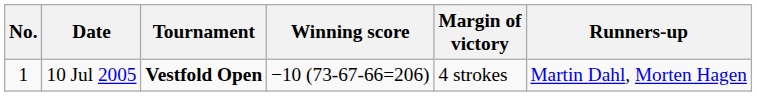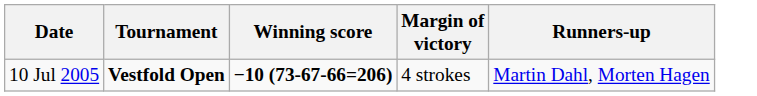- column: (23, 32)
(350, 75) normal -> (313, 75) bold
